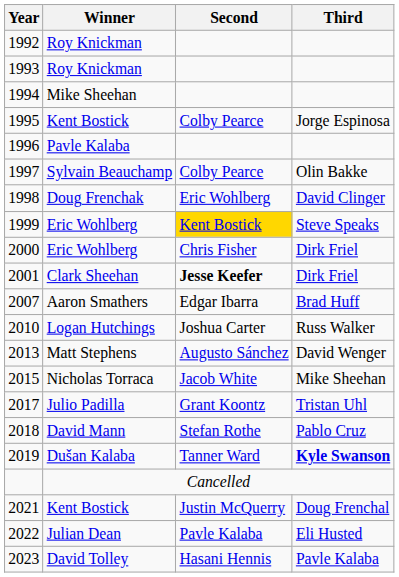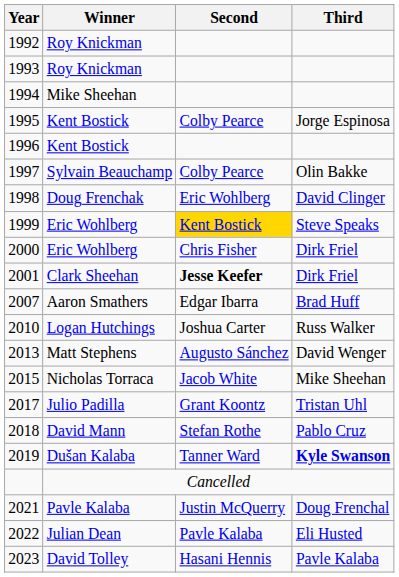(88, 146) Pavle Kalaba -> (88, 146) Kent Bostick
(88, 508) Kent Bostick -> (88, 508) Pavle Kalaba
